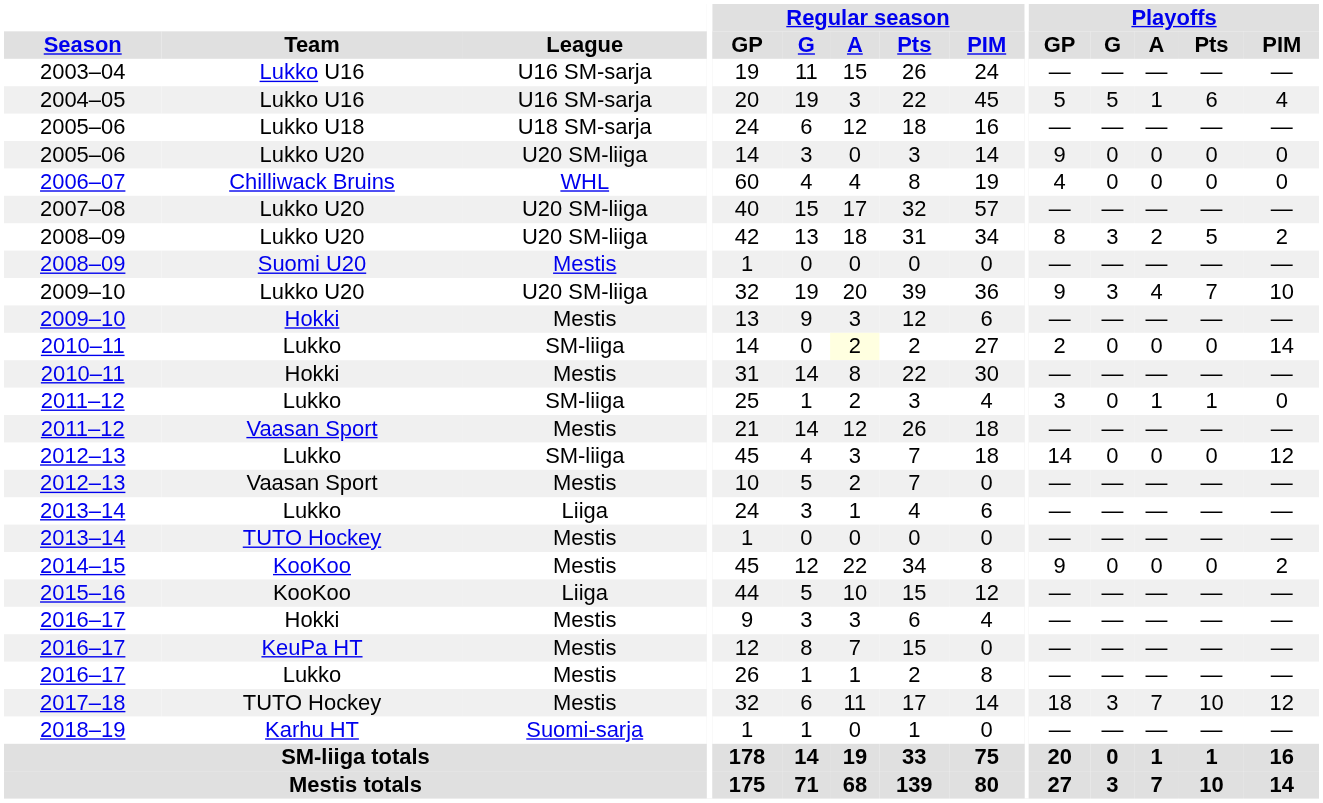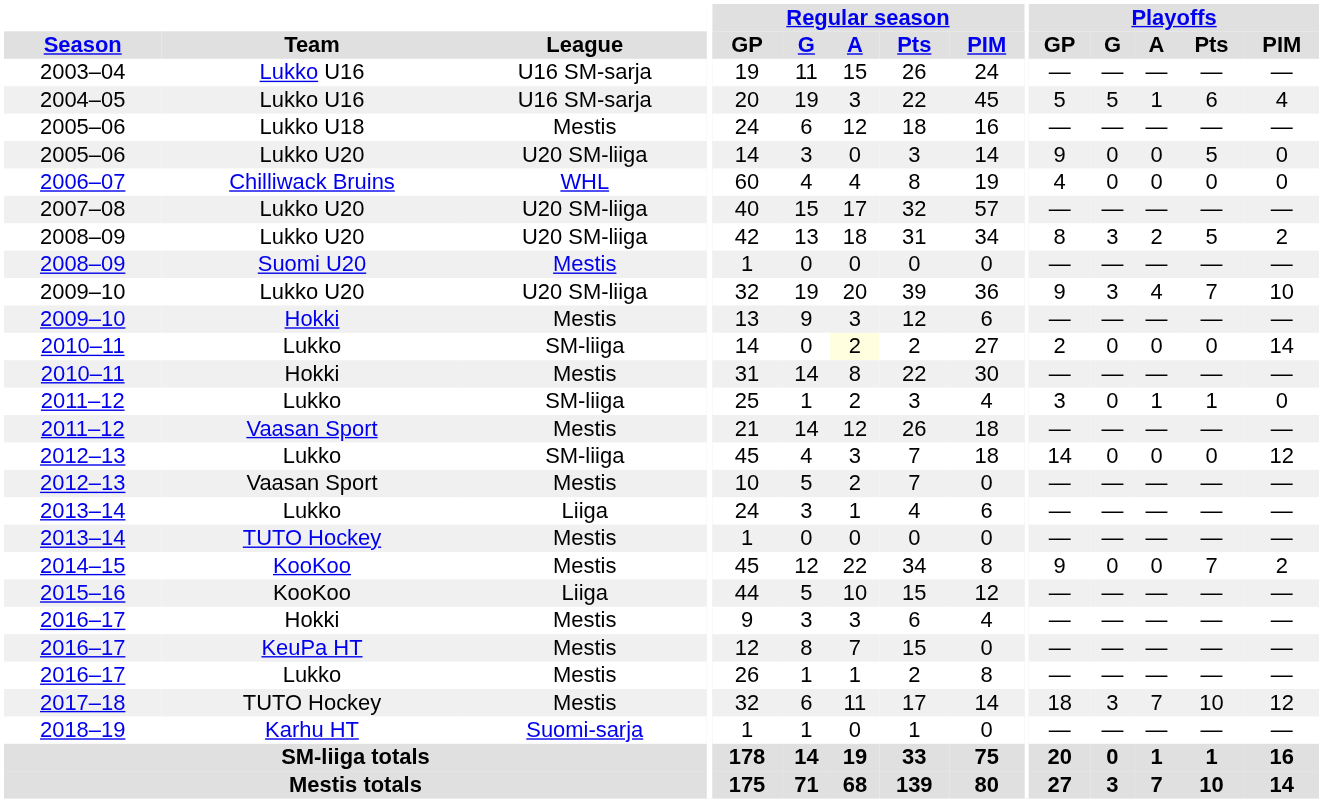(585, 127) U18 SM-sarja -> (585, 127) Mestis
(1212, 154) 0 -> (1212, 154) 5
(1212, 565) 0 -> (1212, 565) 7
